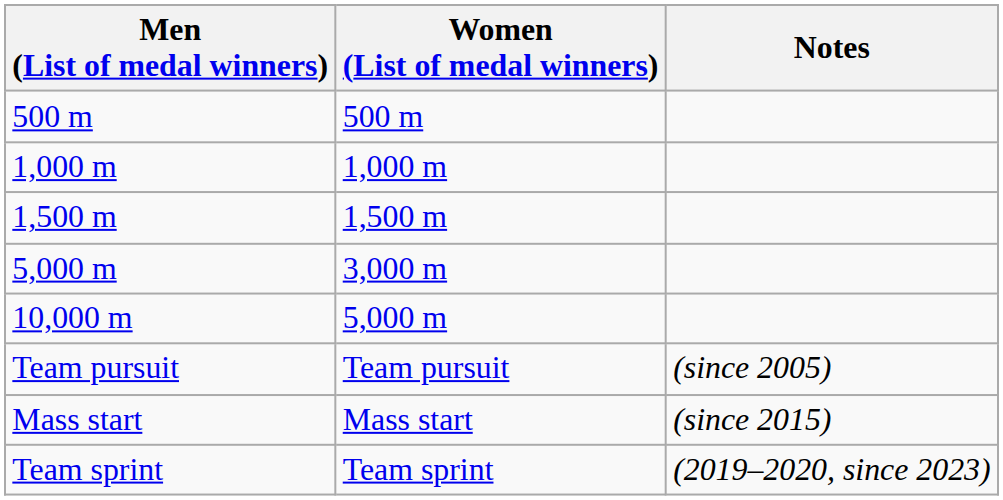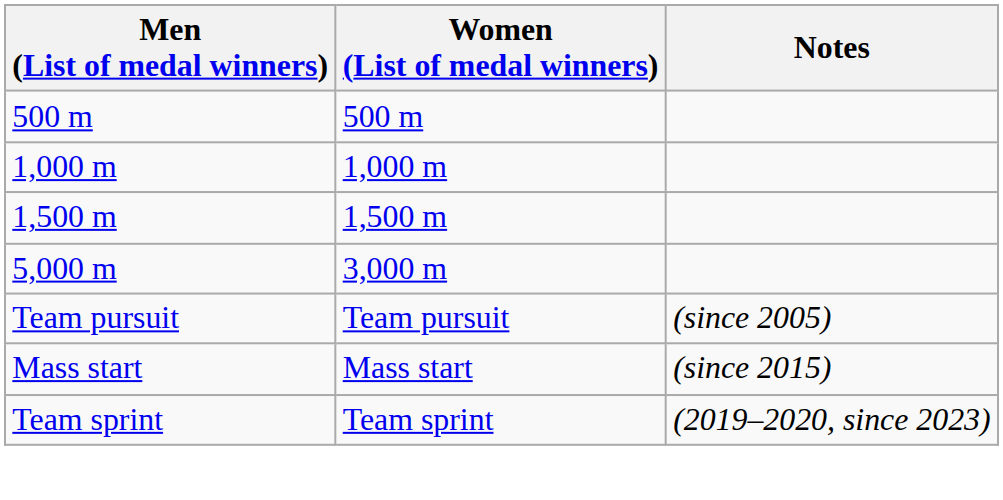- row: (72, 318)
